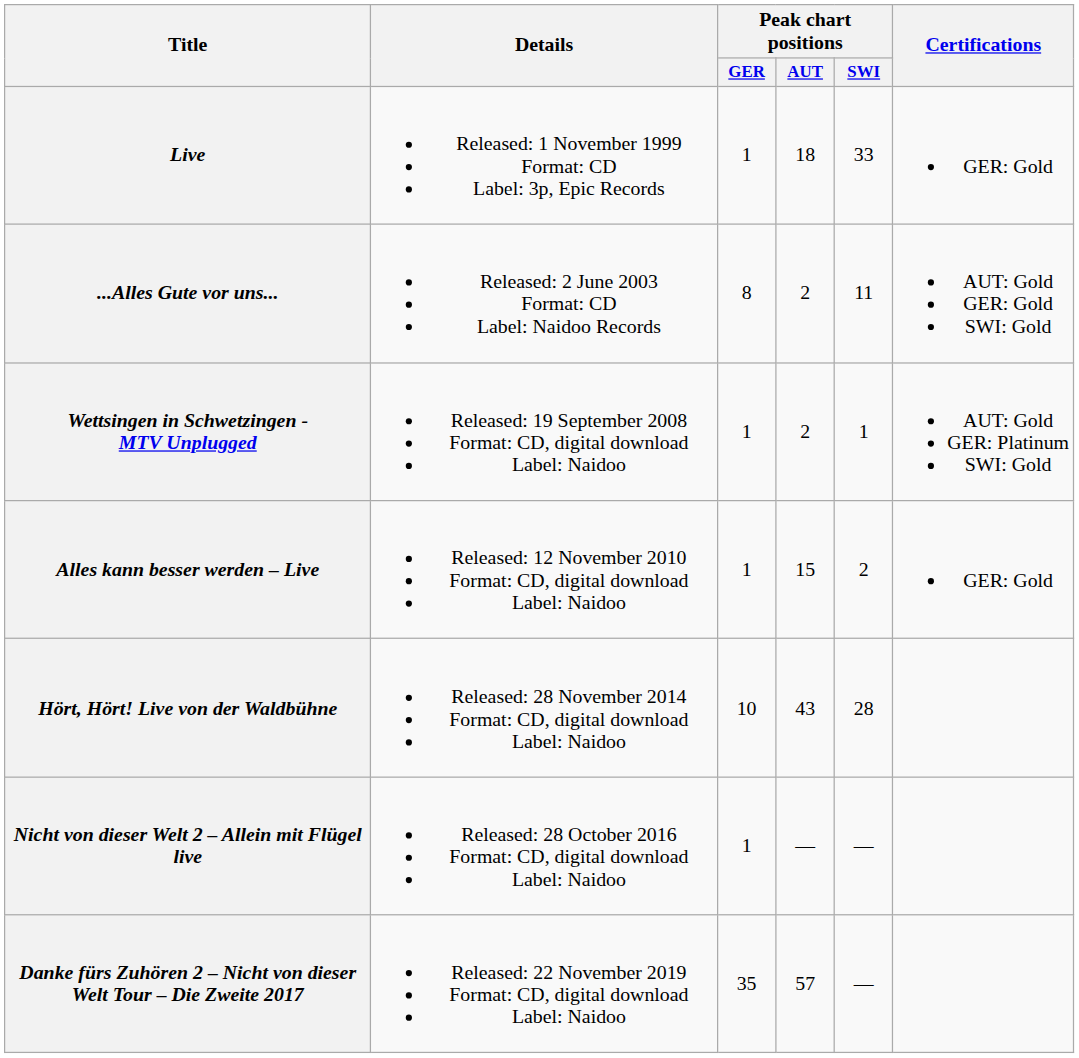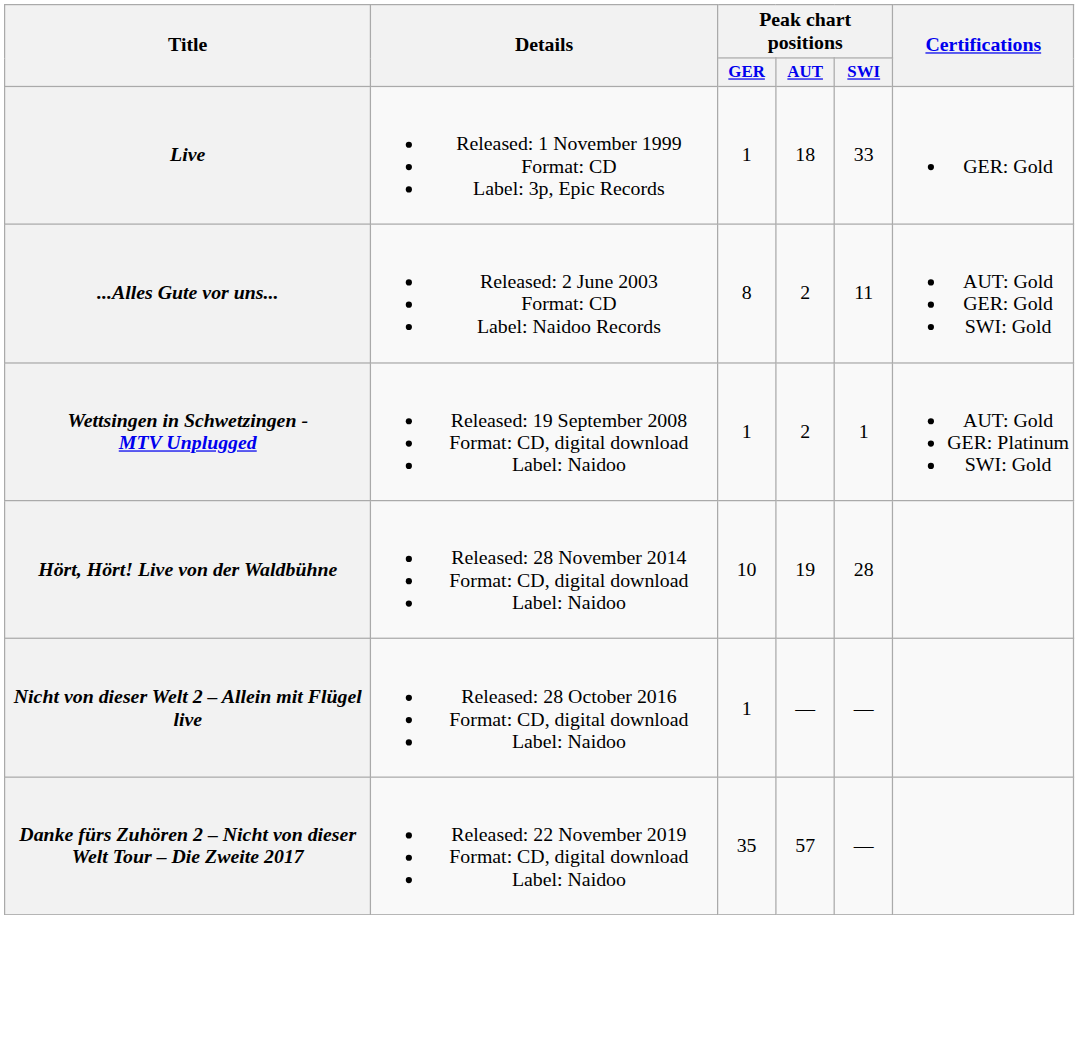- row: (188, 569)
(805, 707) 43 -> (805, 569) 19
